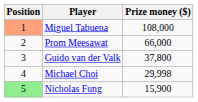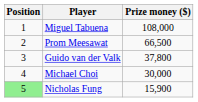(23, 27) lightsalmon background -> (23, 27) no background
(158, 43) 66,000 -> (158, 43) 66,500
(158, 74) 29,998 -> (158, 74) 30,000
